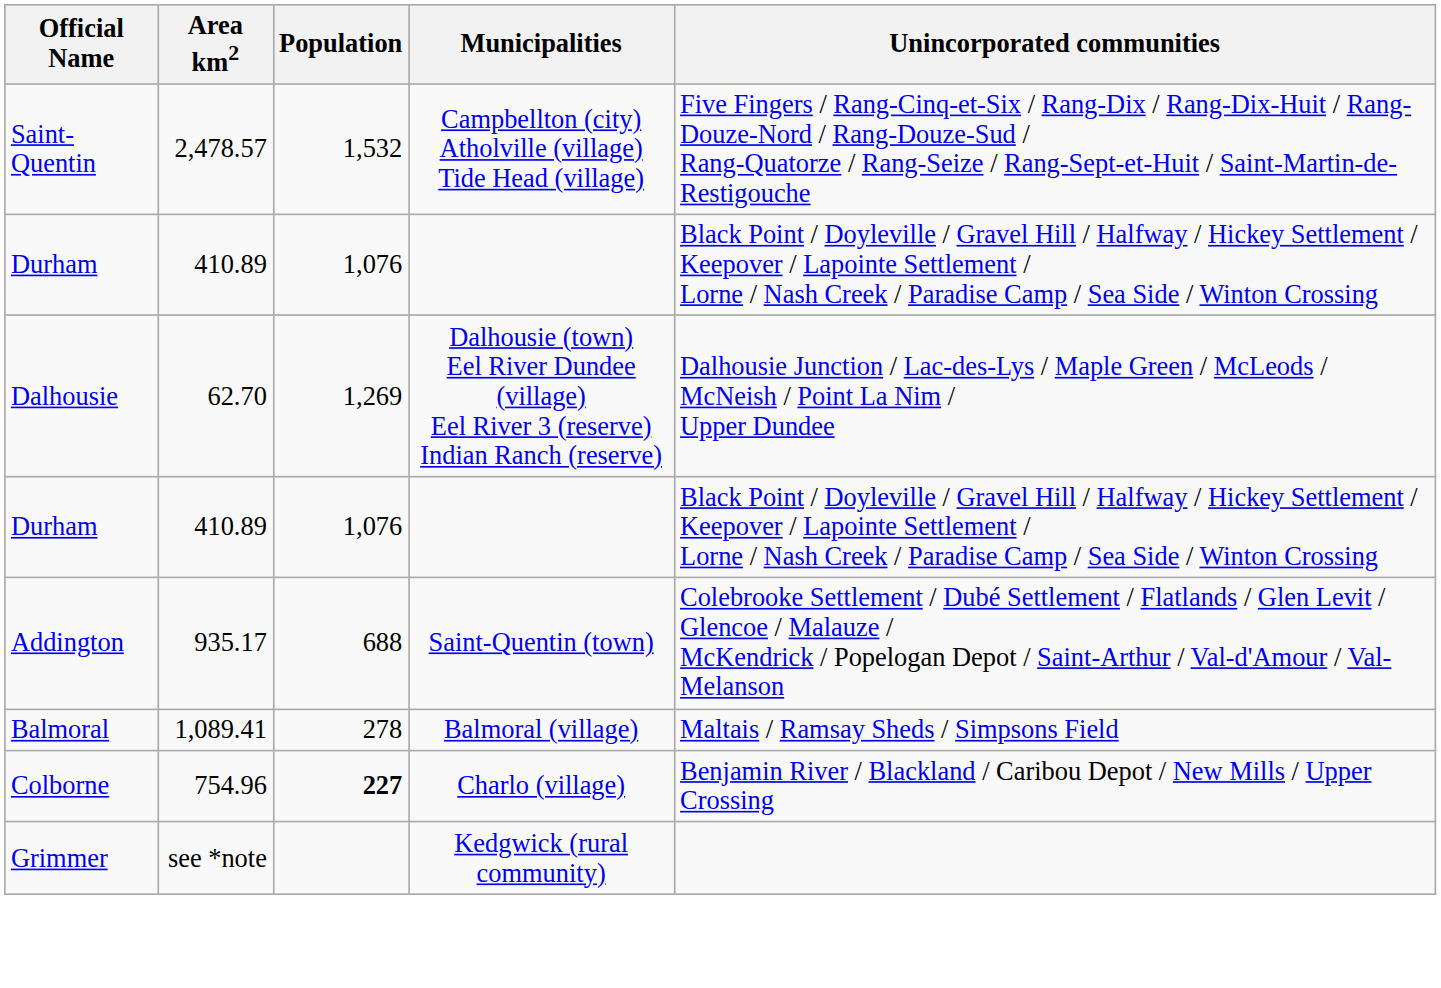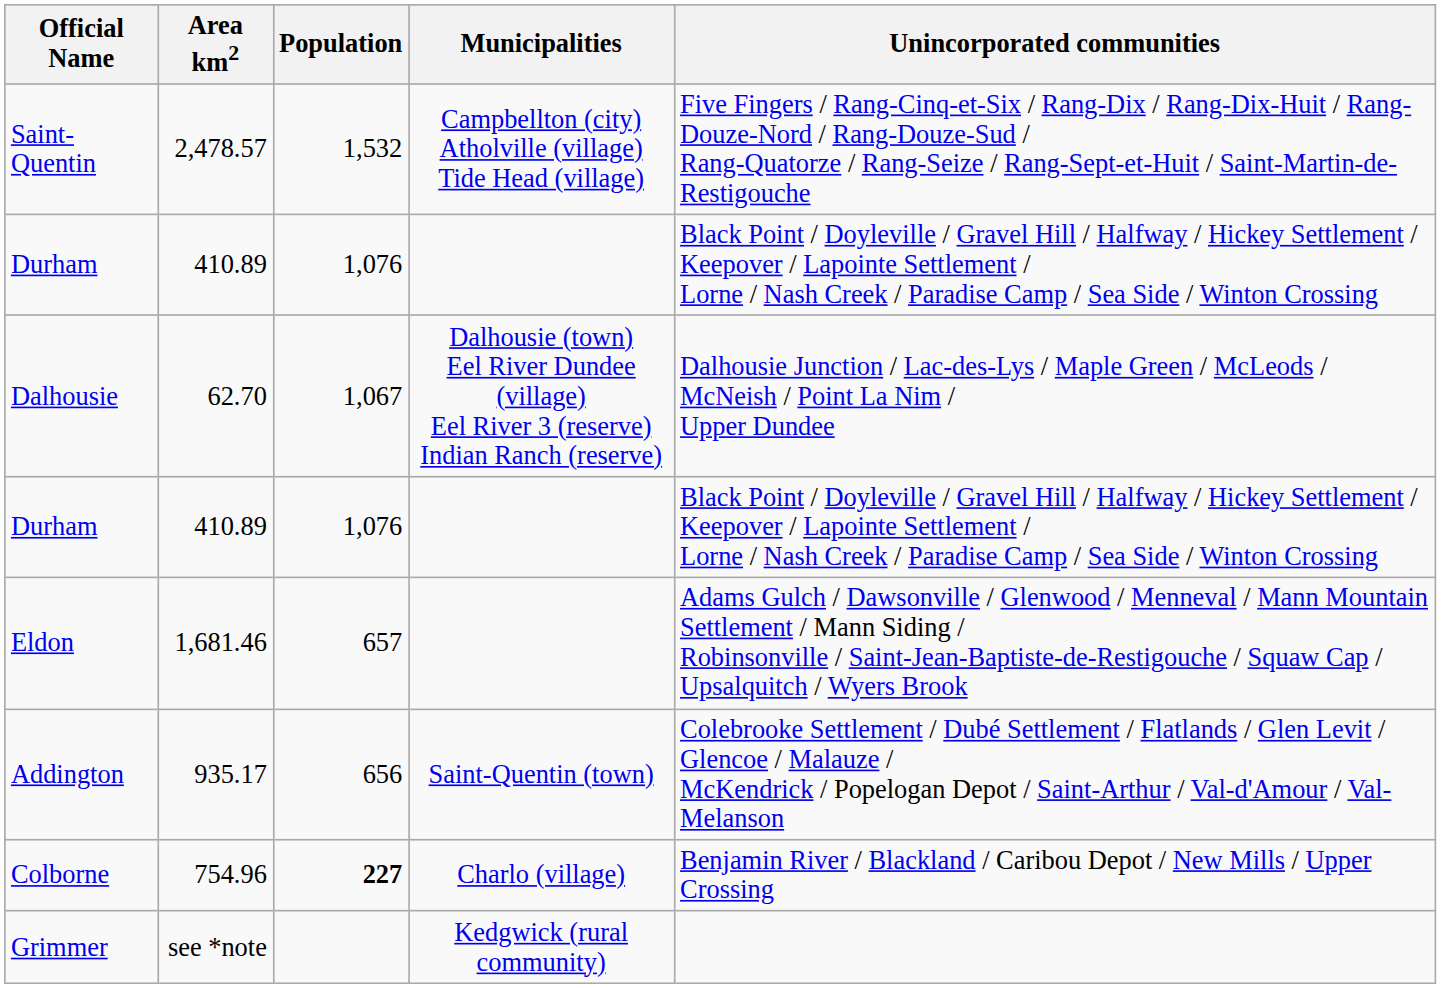(373, 395) 1,269 -> (373, 395) 1,067
+ row: (42, 642)
(382, 642) 688 -> (382, 773) 656
- row: (60, 729)
